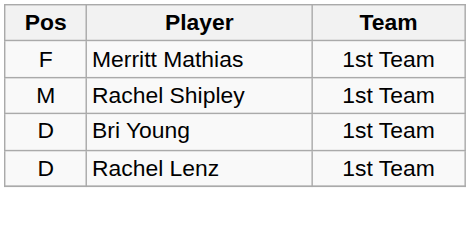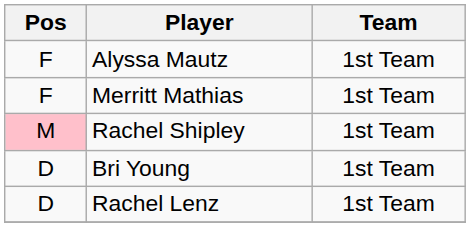+ row: (160, 58)
(46, 95) no background -> (46, 131) pink background
